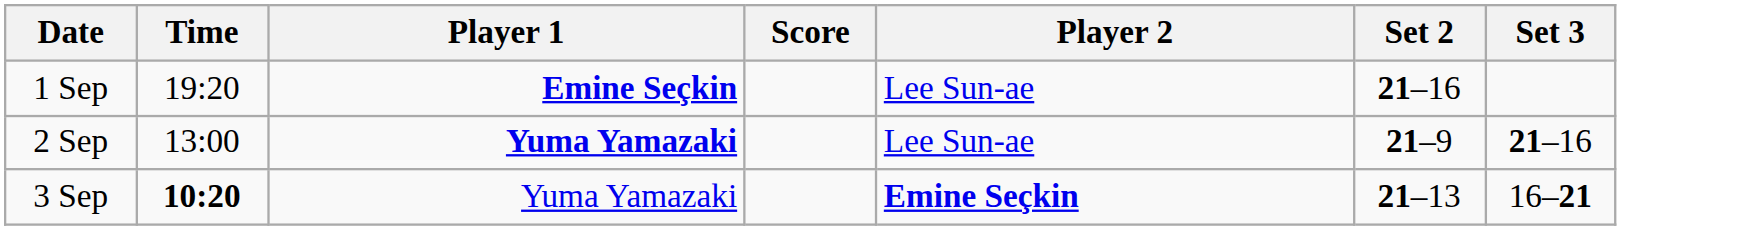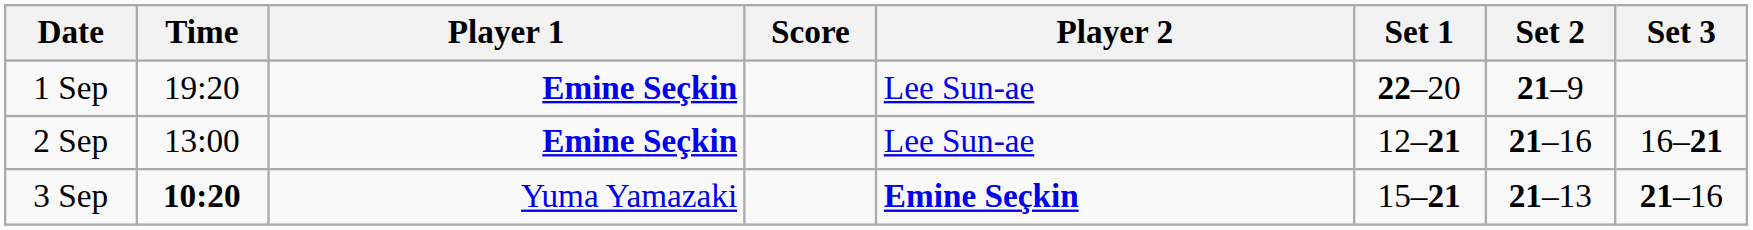+ column: (1419, 32)
(1419, 87) 21–16 -> (1550, 87) 21–9
(622, 142) Yuma Yamazaki -> (640, 142) Emine Seçkin
(1419, 142) 21–9 -> (1550, 142) 21–16
(1550, 142) 21–16 -> (1681, 142) 16–21
(1550, 196) 16–21 -> (1681, 196) 21–16
